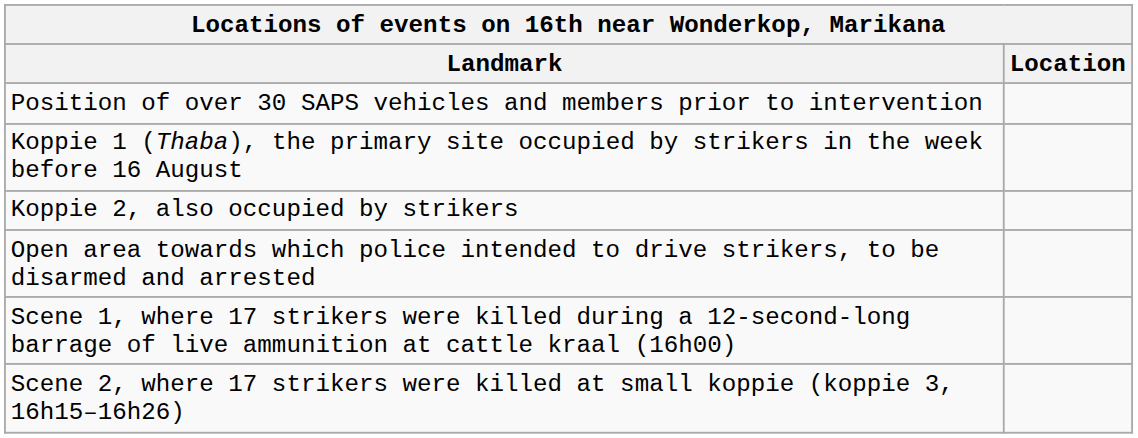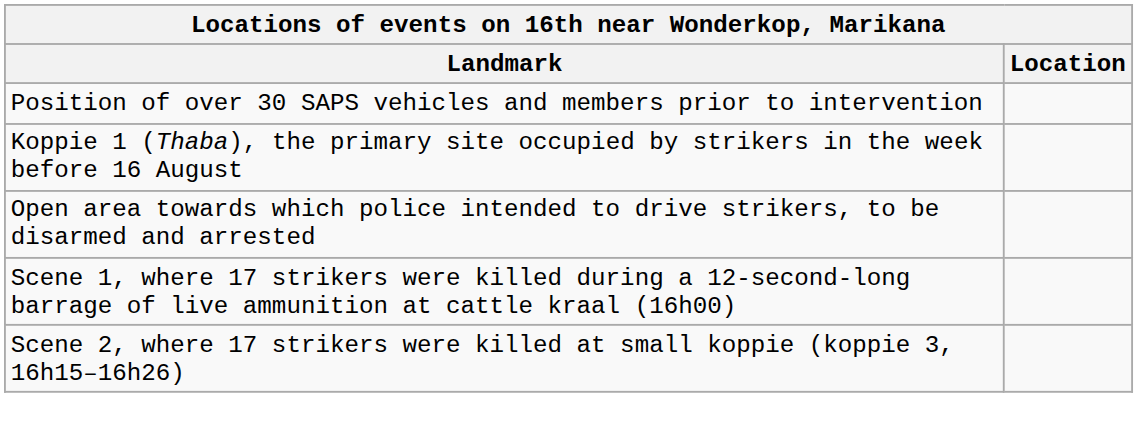- row: (265, 210)
